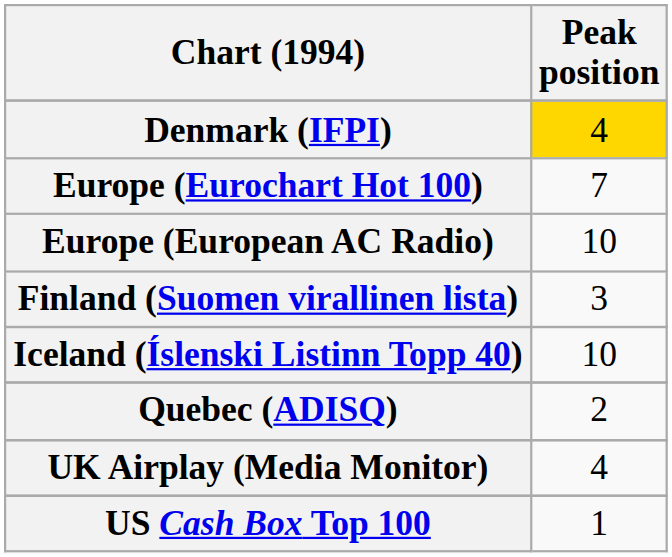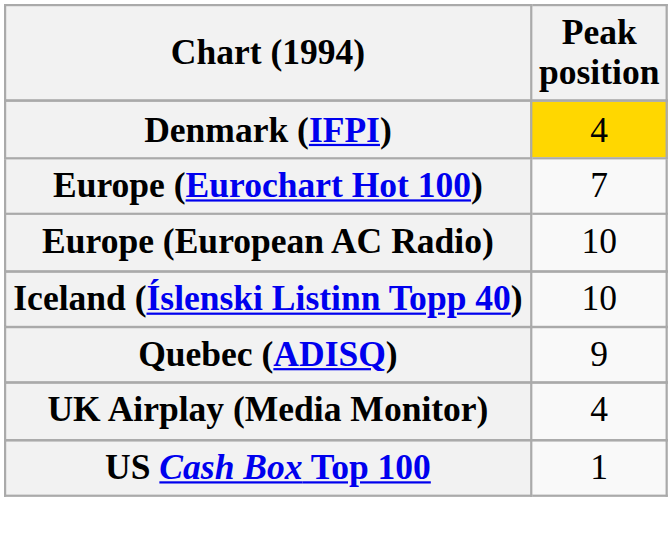- row: (268, 297)
(599, 410) 2 -> (599, 354) 9
